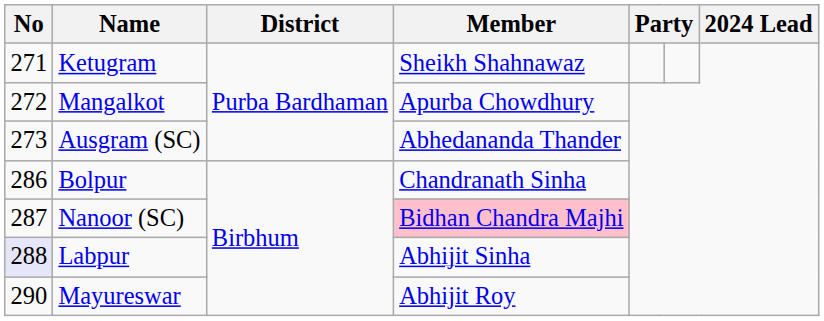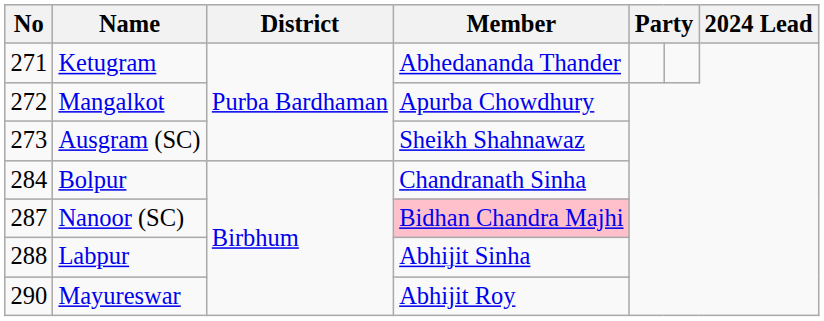(492, 62) Sheikh Shahnawaz -> (510, 62) Abhedananda Thander
(510, 140) Abhedananda Thander -> (492, 140) Sheikh Shahnawaz
(29, 179) 286 -> (29, 179) 284
(29, 256) lavender background -> (29, 256) no background
